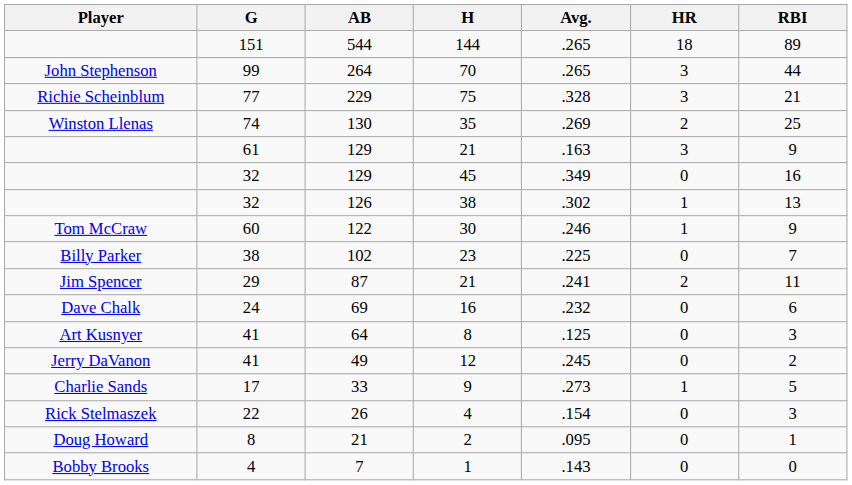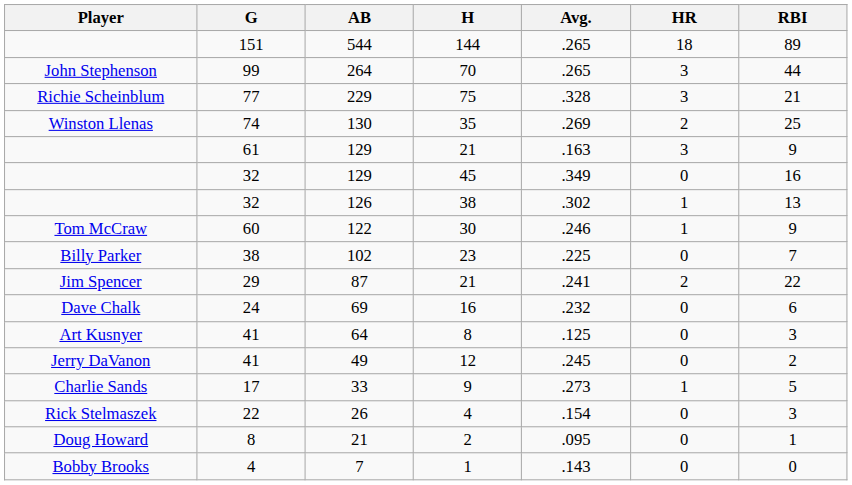(793, 281) 11 -> (793, 281) 22
